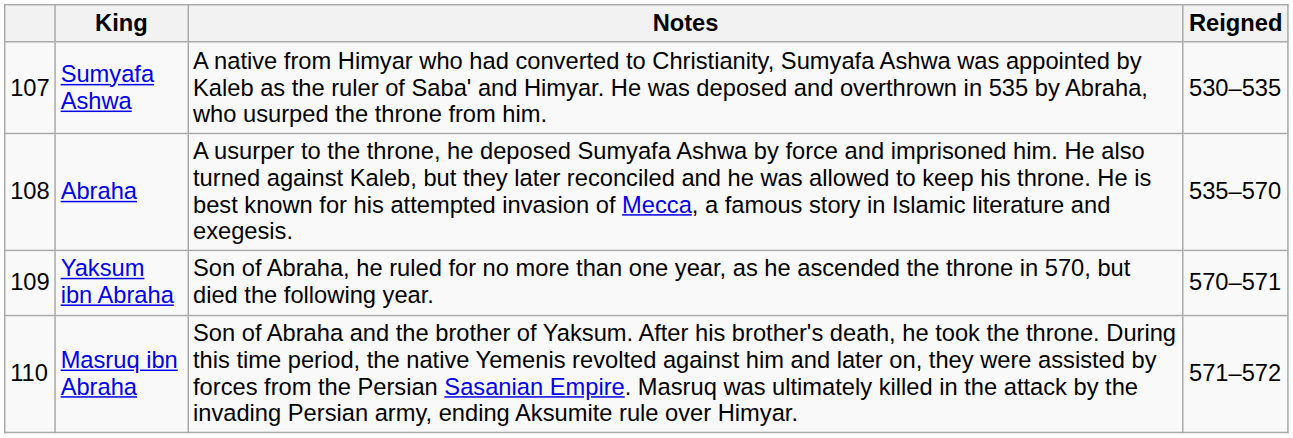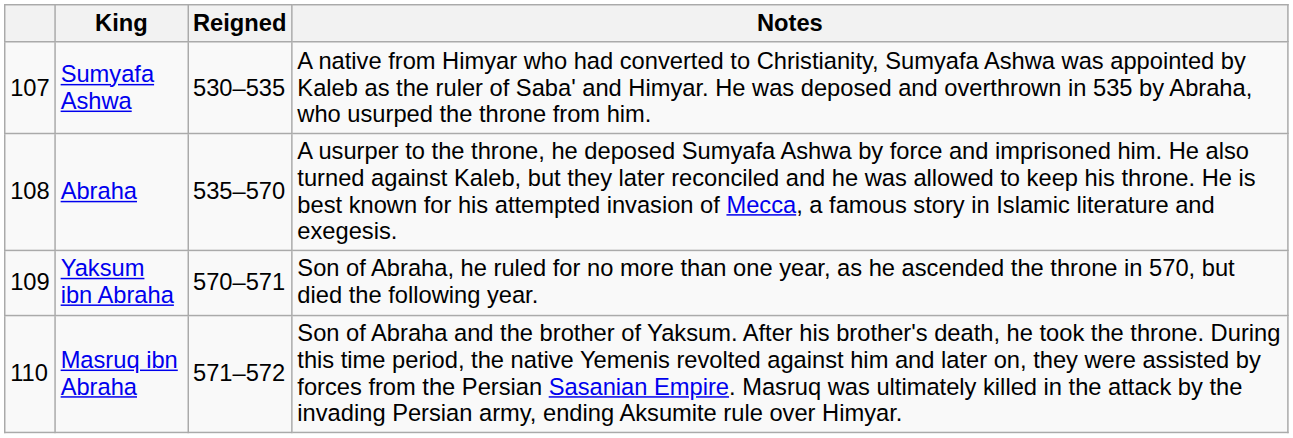columns swapped: (1236, 23) <-> (686, 23)
